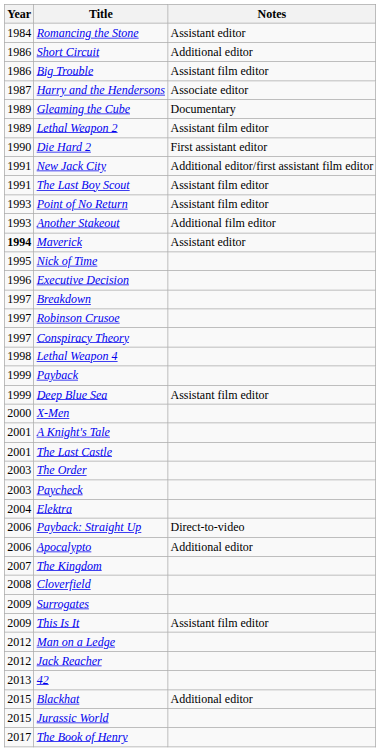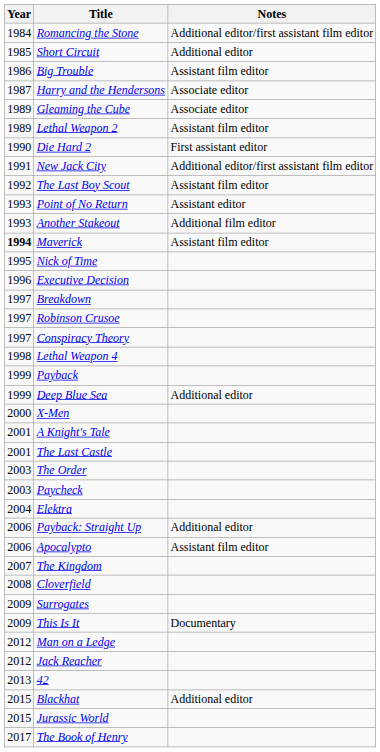(208, 33) Assistant editor -> (272, 33) Additional editor/first assistant film editor
(19, 52) 1986 -> (19, 52) 1985
(203, 109) Documentary -> (209, 109) Associate editor
(19, 185) 1991 -> (19, 185) 1992
(220, 204) Assistant film editor -> (208, 204) Assistant editor
(208, 242) Assistant editor -> (220, 242) Assistant film editor
(220, 394) Assistant film editor -> (212, 394) Additional editor
(208, 527) Direct-to-video -> (212, 527) Additional editor
(212, 546) Additional editor -> (220, 546) Assistant film editor
(220, 623) Assistant film editor -> (203, 623) Documentary
